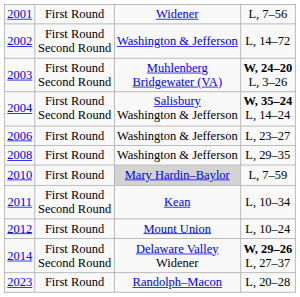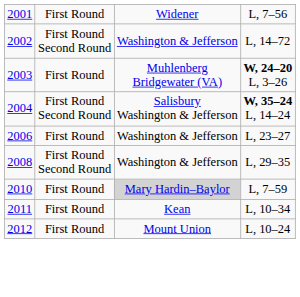(75, 75) First Round Second Round -> (75, 75) First Round
(75, 155) First Round -> (75, 162) First Round Second Round
(75, 202) First Round Second Round -> (75, 209) First Round
- row: (20, 255)
- row: (20, 282)
